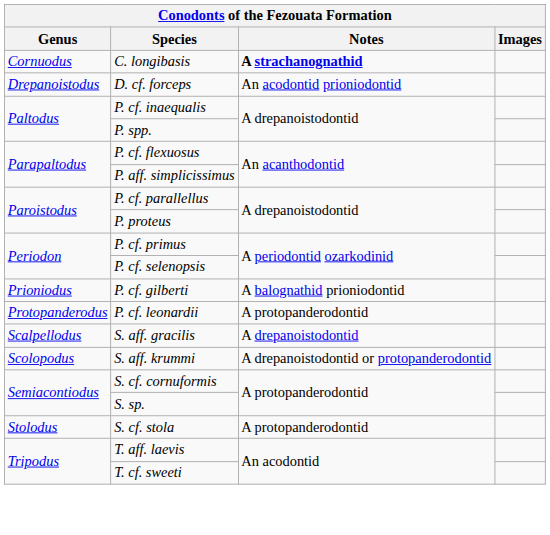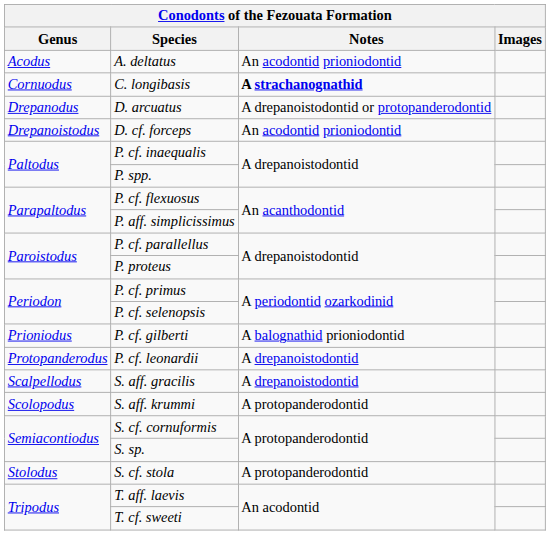+ row: (145, 61)
+ row: (148, 107)
(305, 312) A protopanderodontid -> (300, 358) A drepanoistodontid
(366, 358) A drepanoistodontid or protopanderodontid -> (305, 404) A protopanderodontid
